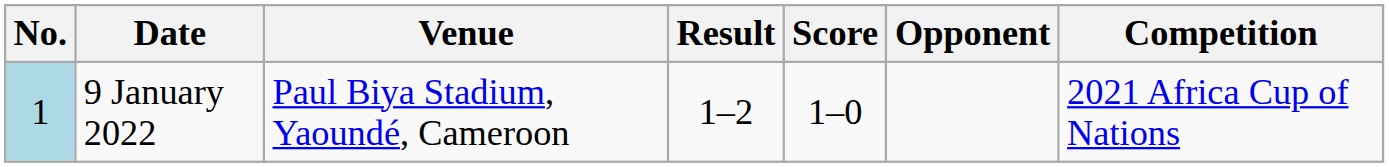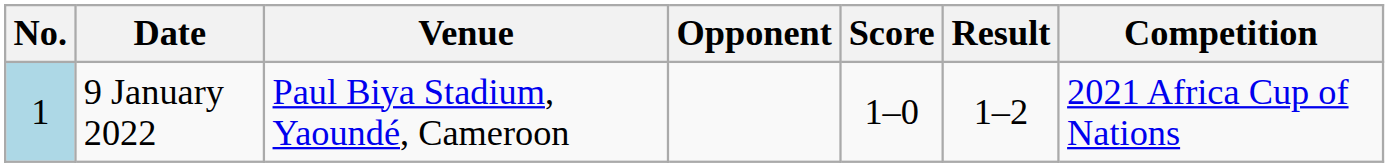columns swapped: (973, 33) <-> (726, 33)
